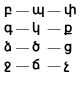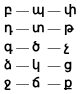+ row: (9, 28)
(36, 28) կ -> (36, 46) ծ
(68, 28) ք -> (66, 46) չ
(36, 46) ծ -> (36, 64) կ
(66, 64) չ -> (68, 83) ք
